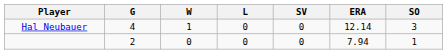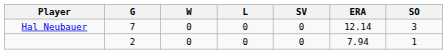(133, 27) 4 -> (133, 27) 7
(189, 27) 1 -> (189, 27) 0
